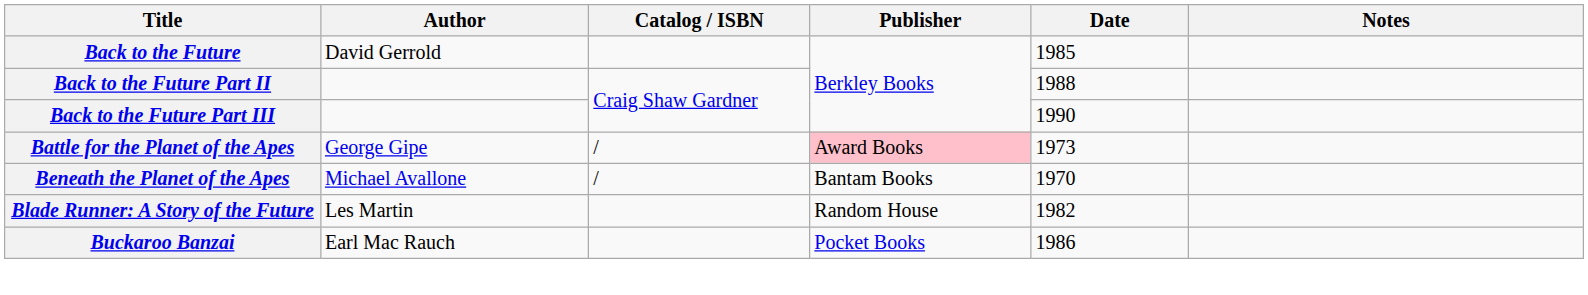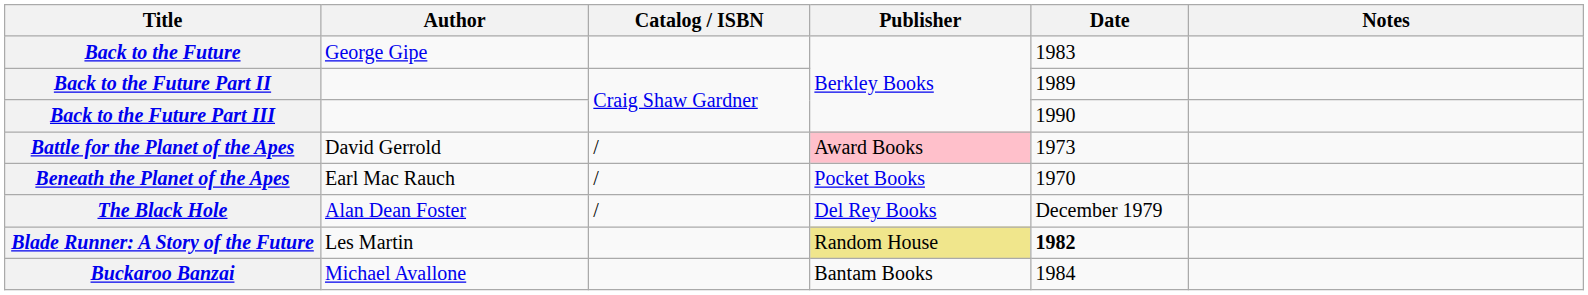(383, 52) David Gerrold -> (376, 52) George Gipe
(1055, 52) 1985 -> (1055, 52) 1983
(1055, 83) 1988 -> (1055, 83) 1989
(376, 147) George Gipe -> (383, 147) David Gerrold
(396, 178) Michael Avallone -> (390, 178) Earl Mac Rauch
(874, 178) Bantam Books -> (870, 178) Pocket Books
+ row: (162, 210)
(876, 210) no background -> (876, 242) khaki background
(1055, 210) normal -> (1055, 242) bold
(390, 242) Earl Mac Rauch -> (396, 274) Michael Avallone
(870, 242) Pocket Books -> (874, 274) Bantam Books
(1055, 242) 1986 -> (1055, 274) 1984
